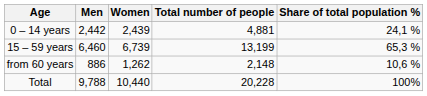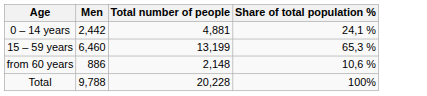- column: (130, 13)
